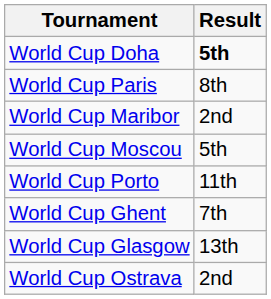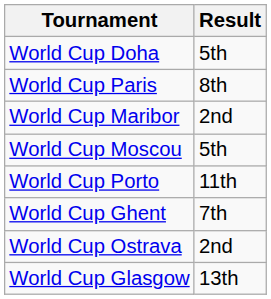(214, 52) bold -> (213, 52) normal
rows swapped: (96, 278) <-> (99, 246)
